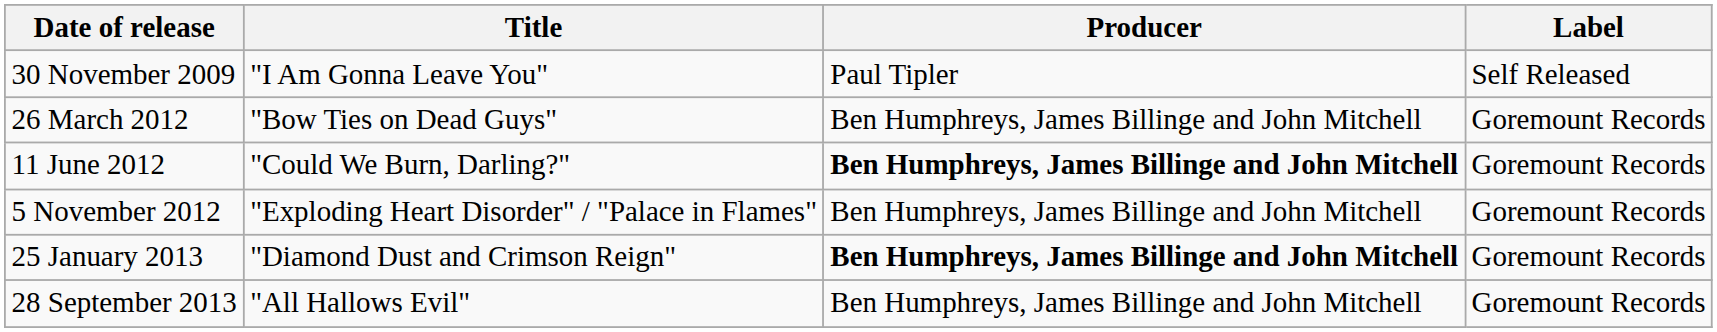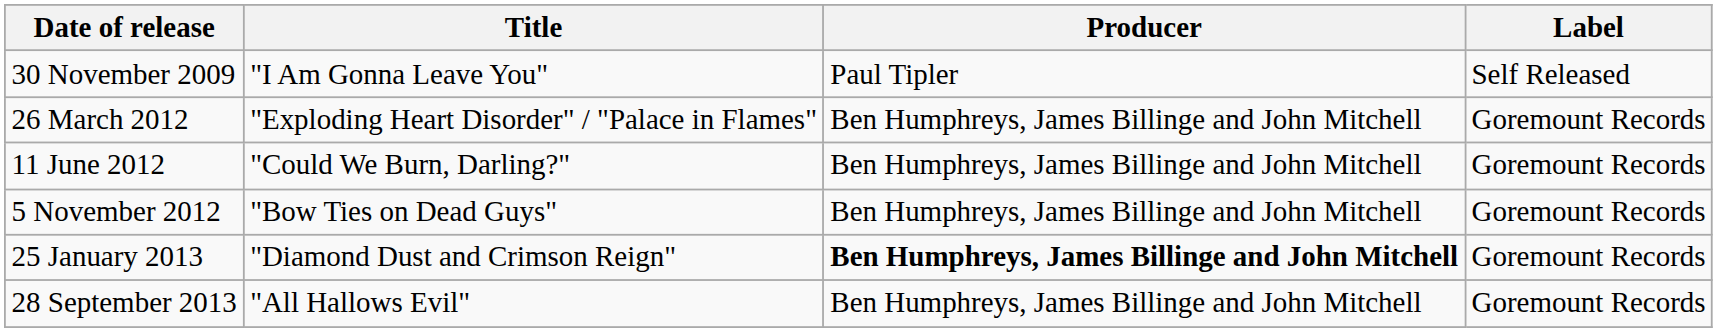(404, 119) "Bow Ties on Dead Guys" -> (534, 119) "Exploding Heart Disorder" / "Palace in Flames"
(1144, 165) bold -> (1126, 165) normal
(534, 211) "Exploding Heart Disorder" / "Palace in Flames" -> (404, 211) "Bow Ties on Dead Guys"
